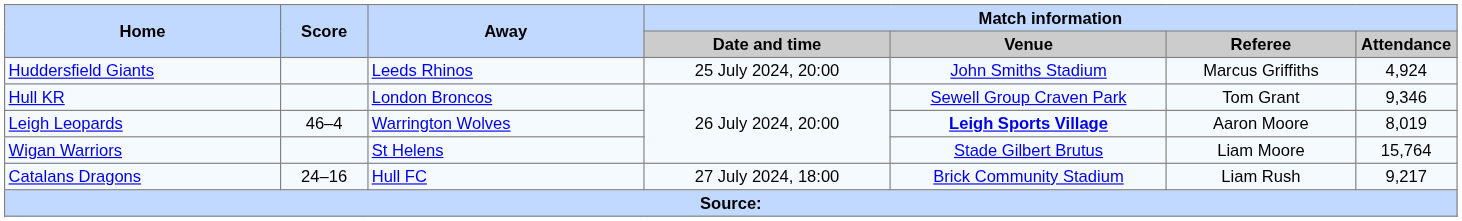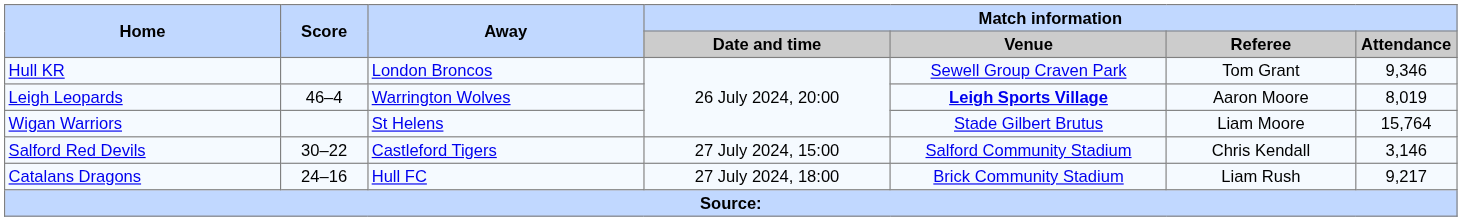- row: (81, 71)
+ row: (77, 150)
